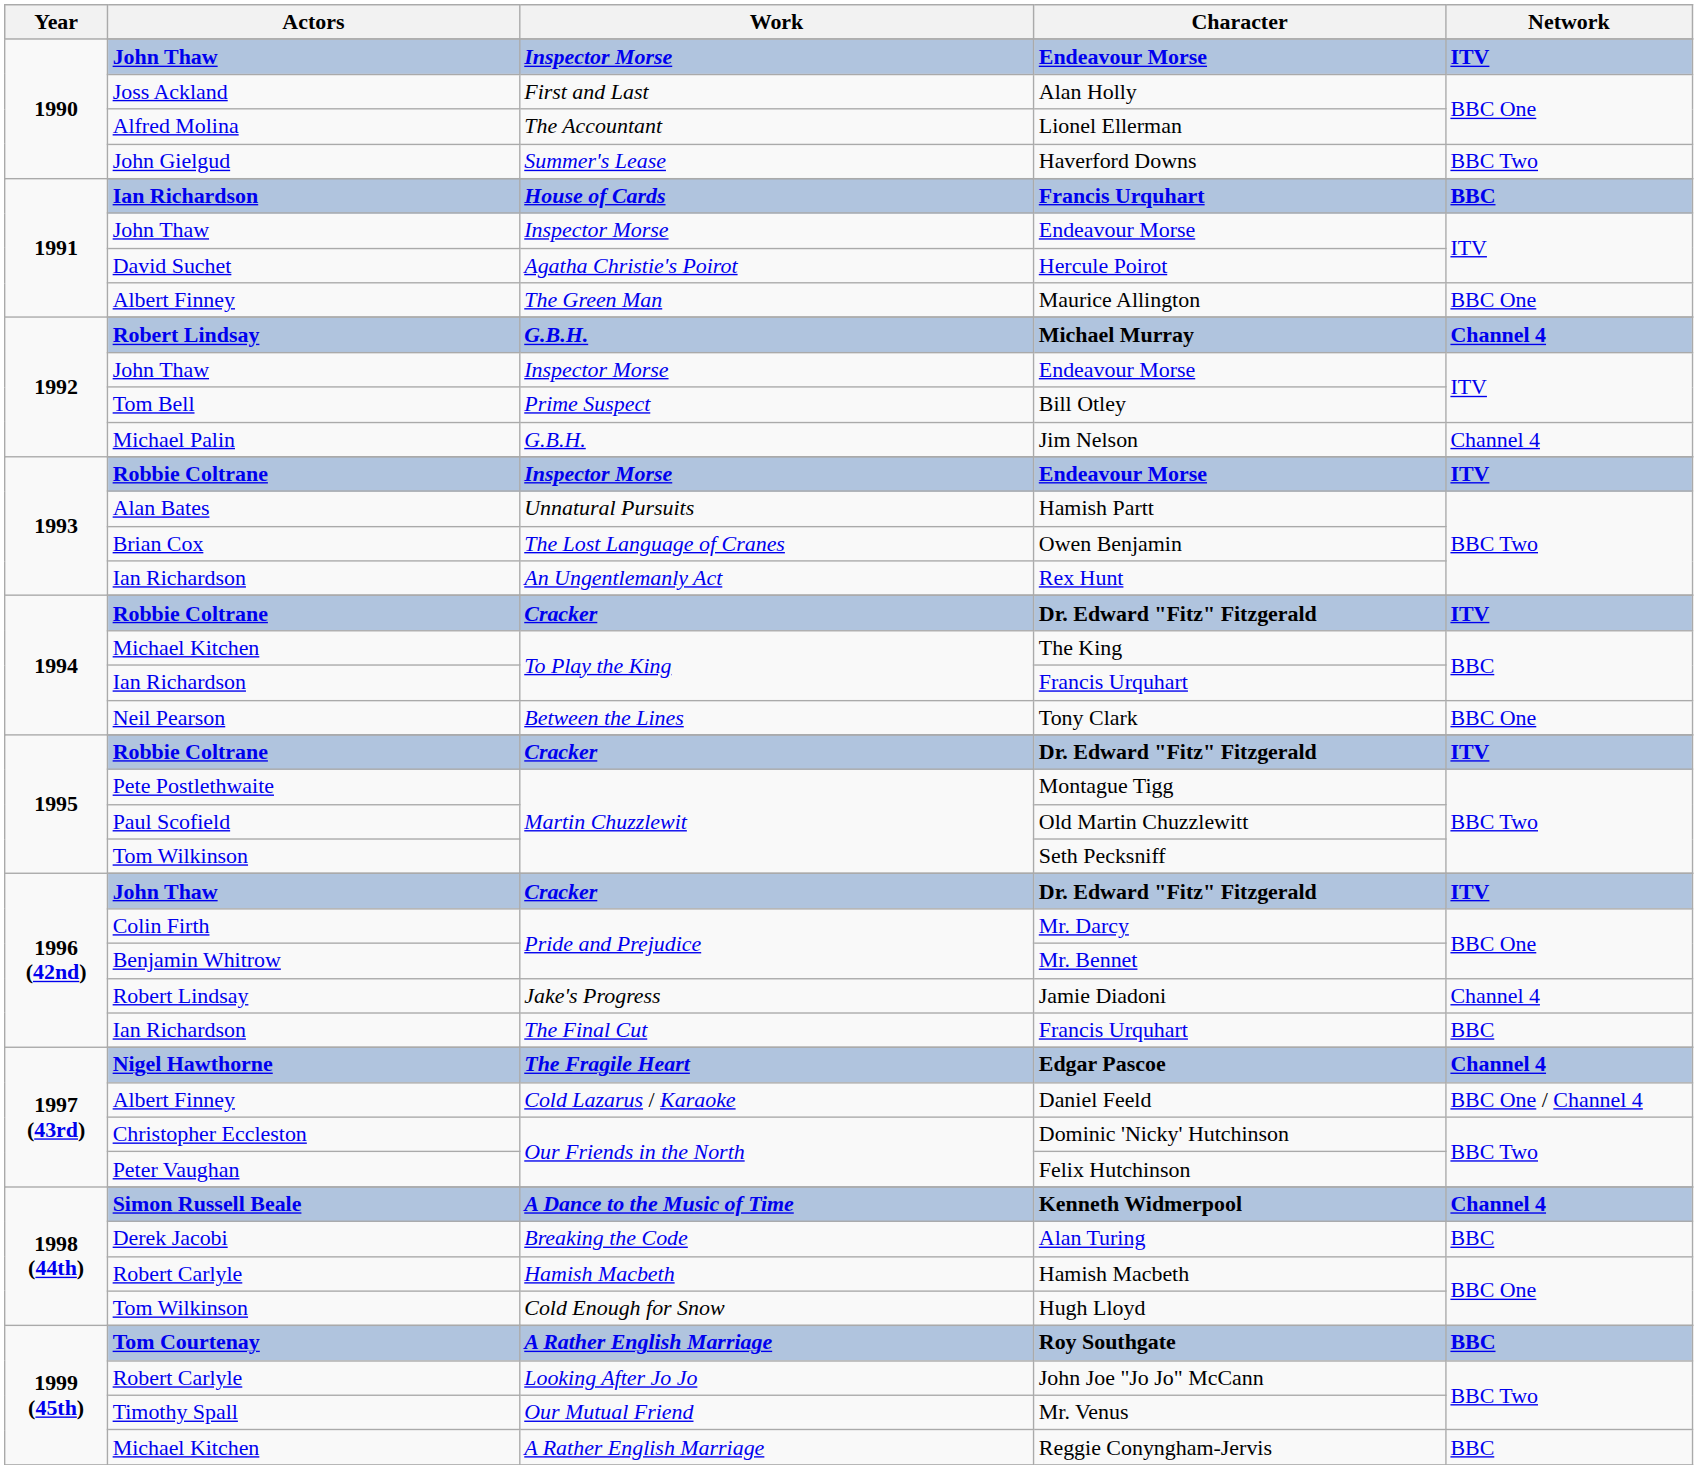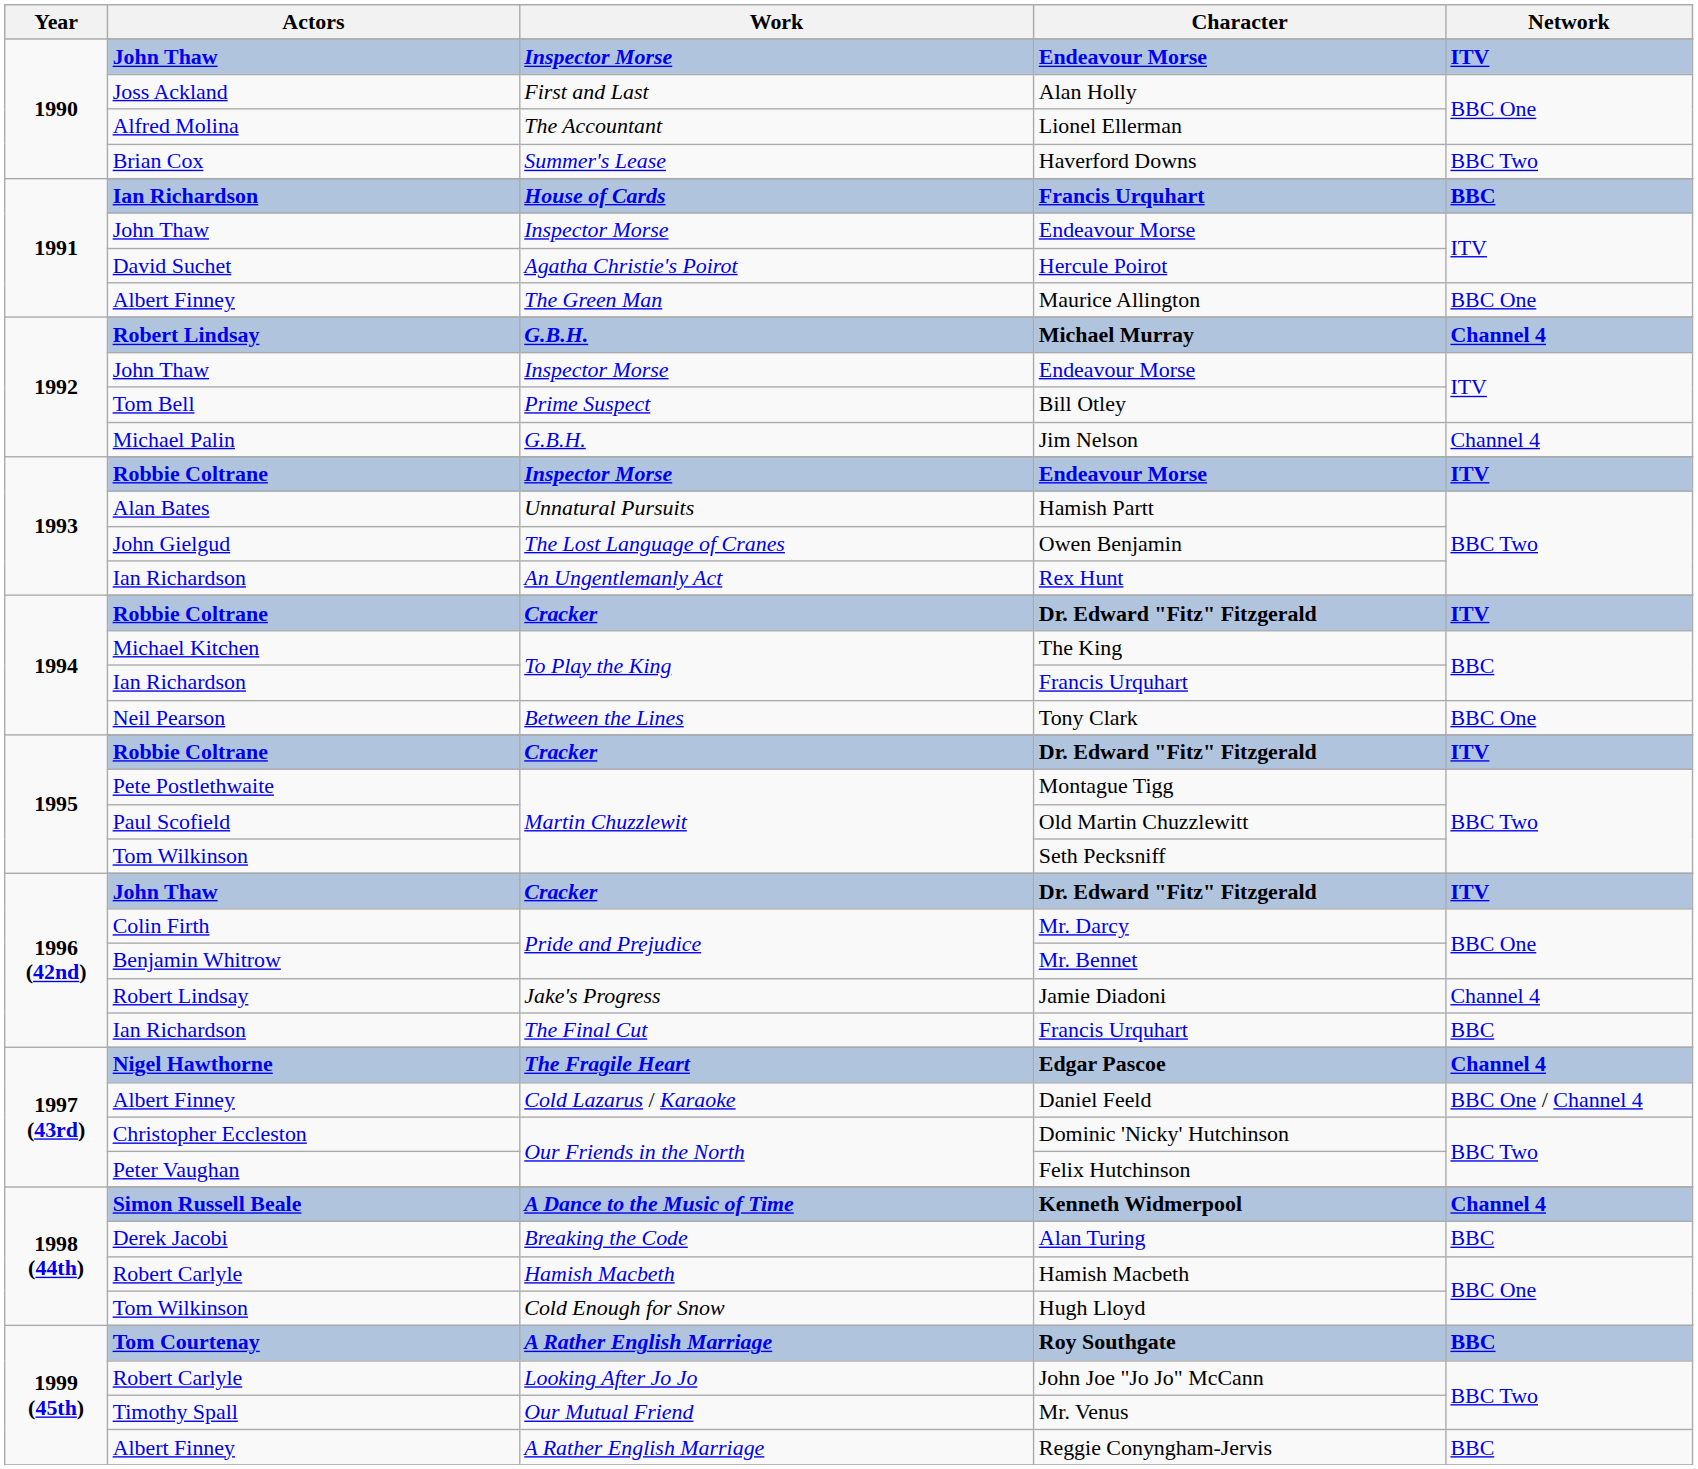(171, 160) John Gielgud -> (158, 160) Brian Cox
(158, 543) Brian Cox -> (171, 543) John Gielgud
(186, 1447) Michael Kitchen -> (174, 1447) Albert Finney
